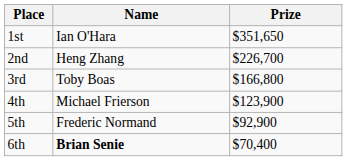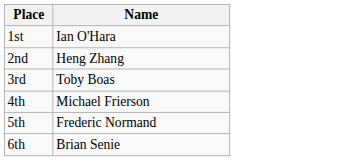- column: (286, 15)
(90, 144) bold -> (88, 144) normal
